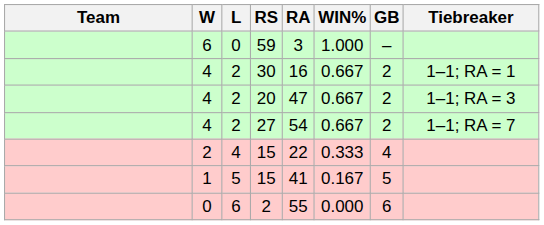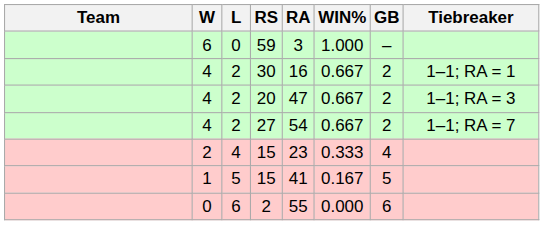(298, 152) 22 -> (298, 152) 23
